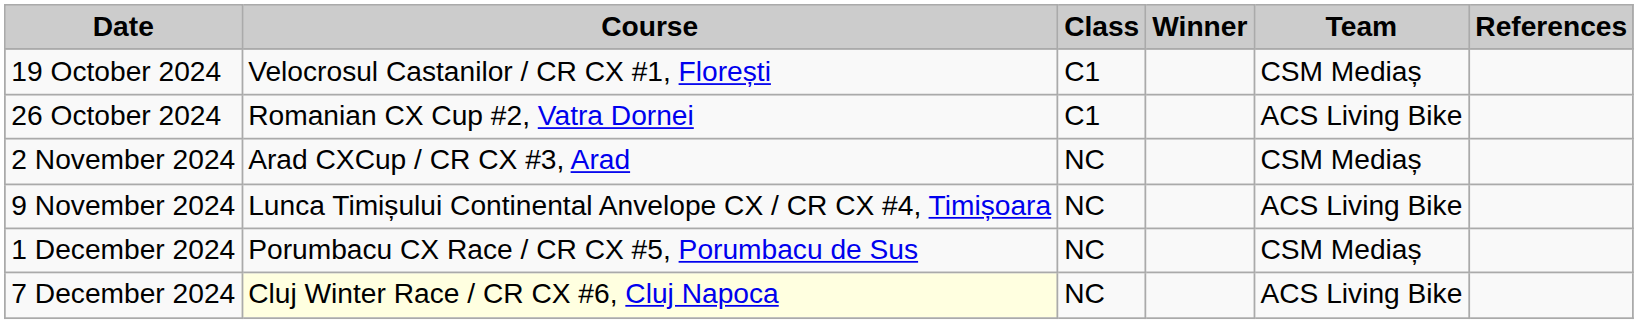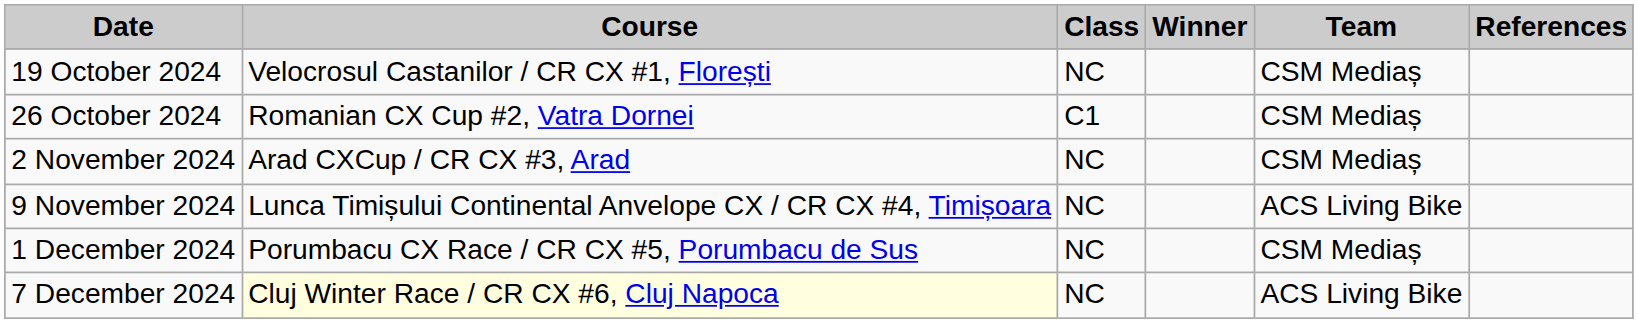(1082, 71) C1 -> (1084, 71) NC
(1361, 116) ACS Living Bike -> (1341, 116) CSM Mediaș
